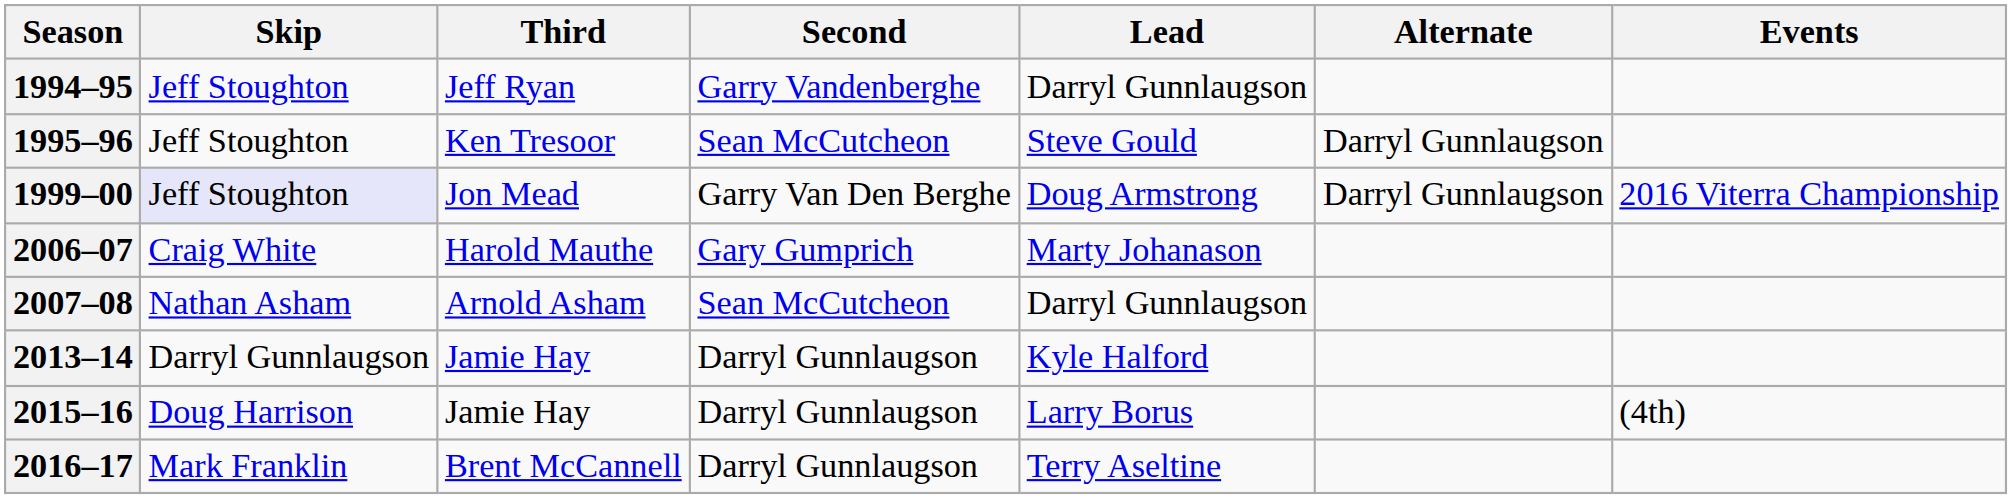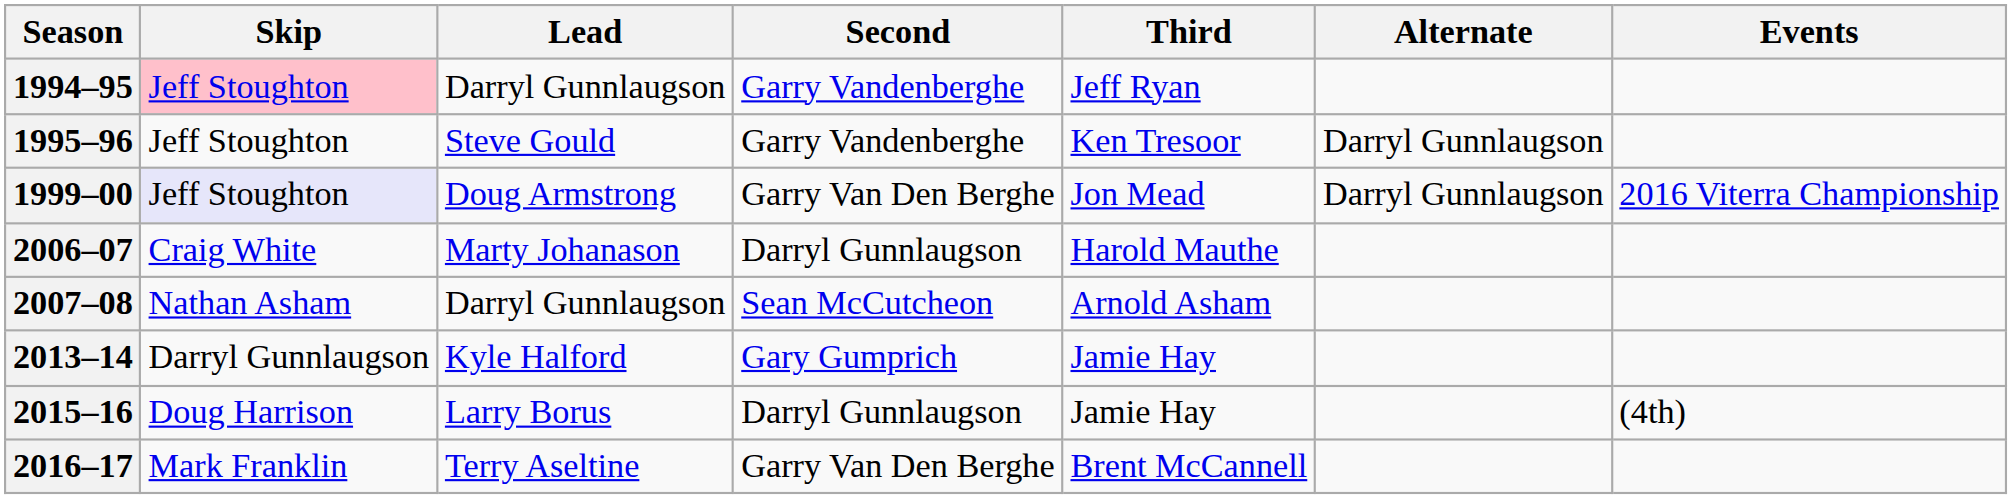columns swapped: (563, 31) <-> (1167, 31)
(249, 85) no background -> (249, 85) pink background
(823, 140) Sean McCutcheon -> (883, 140) Garry Vandenberghe
(805, 248) Gary Gumprich -> (882, 248) Darryl Gunnlaugson
(838, 357) Darryl Gunnlaugson -> (849, 357) Gary Gumprich
(838, 466) Darryl Gunnlaugson -> (898, 466) Garry Van Den Berghe
